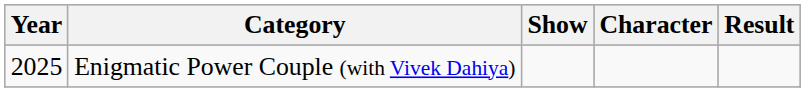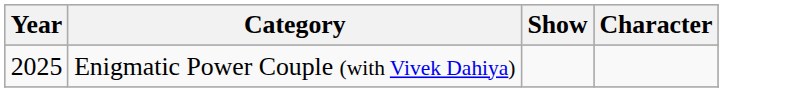- column: (759, 24)
